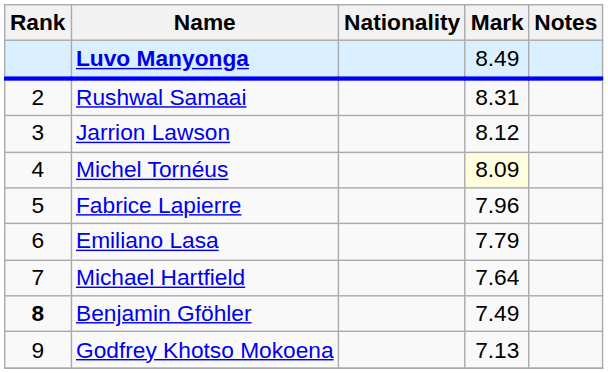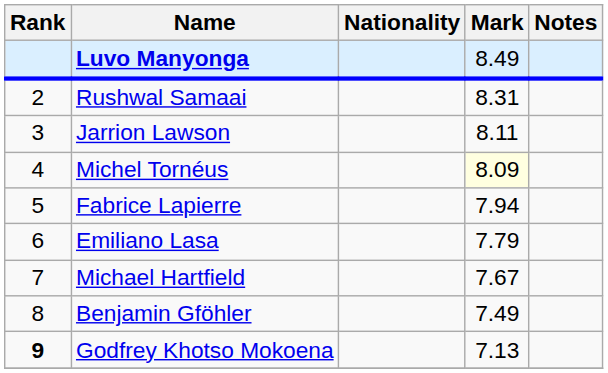(497, 133) 8.12 -> (497, 133) 8.11
(497, 205) 7.96 -> (497, 205) 7.94
(497, 277) 7.64 -> (497, 277) 7.67
(38, 313) bold -> (38, 313) normal
(38, 349) normal -> (38, 349) bold
